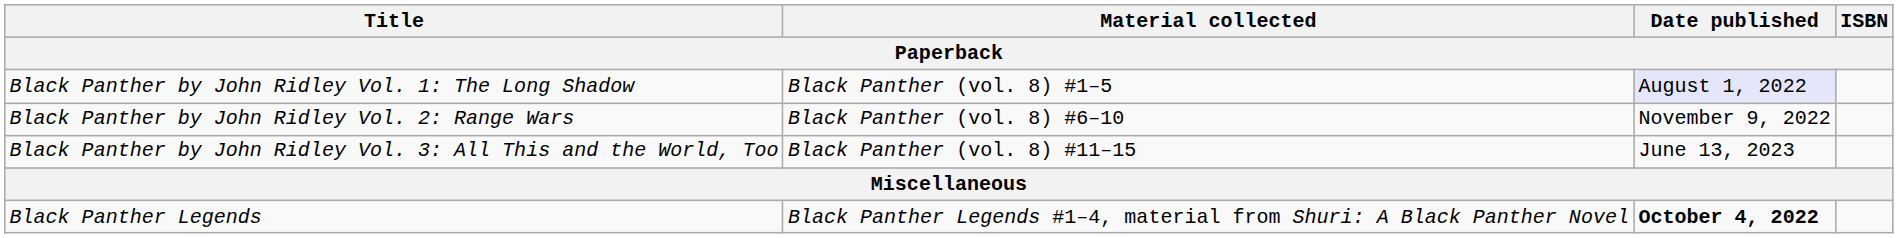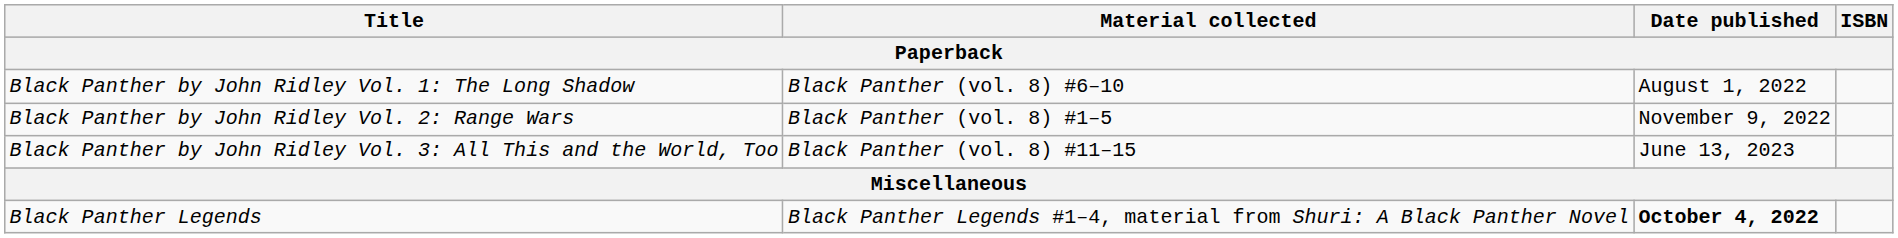(950, 86) Black Panther (vol. 8) #1–5 -> (956, 86) Black Panther (vol. 8) #6–10
(1723, 86) lavender background -> (1723, 86) no background
(956, 119) Black Panther (vol. 8) #6–10 -> (950, 119) Black Panther (vol. 8) #1–5
